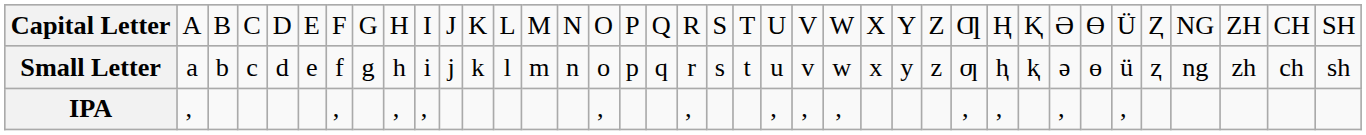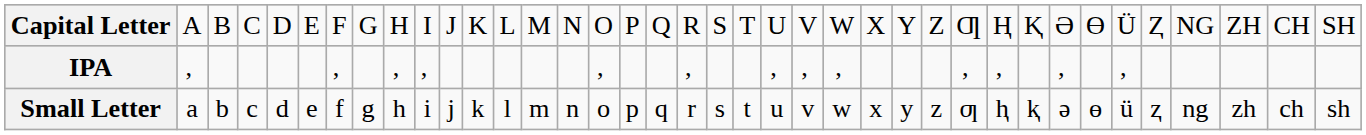rows swapped: (91, 66) <-> (91, 108)
